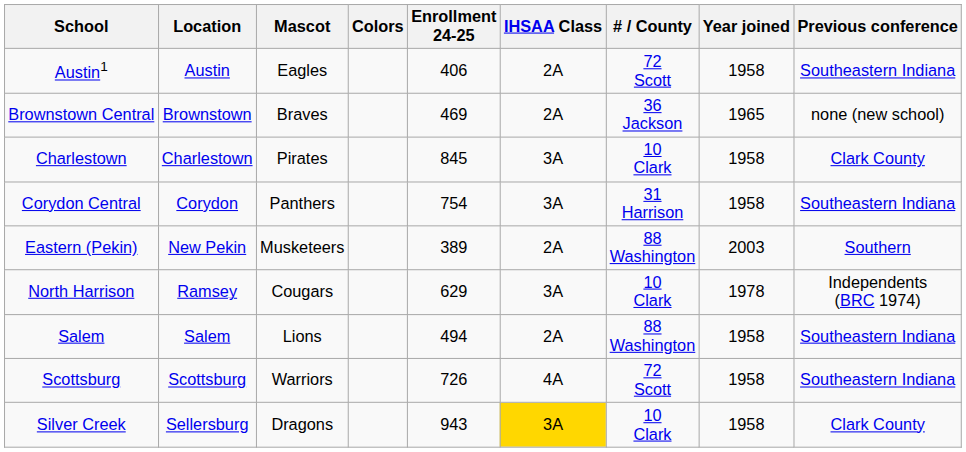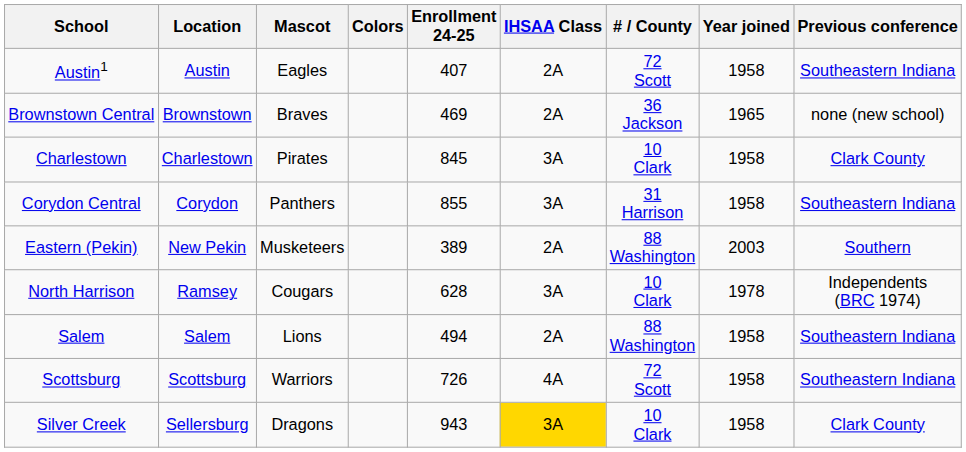(454, 70) 406 -> (454, 70) 407
(454, 203) 754 -> (454, 203) 855
(454, 292) 629 -> (454, 292) 628
